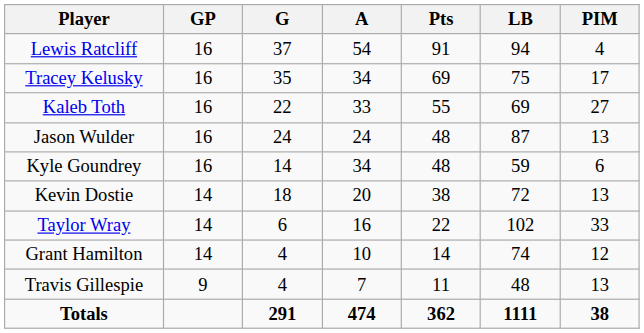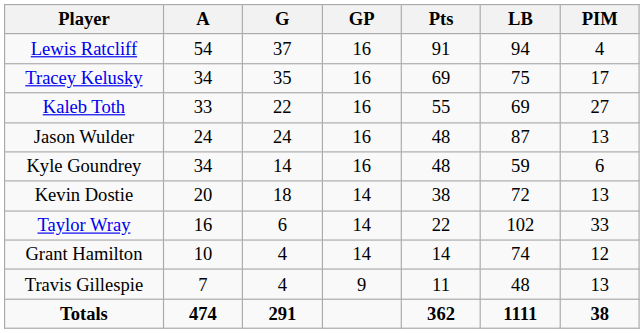columns swapped: (203, 19) <-> (362, 19)
